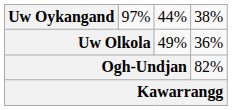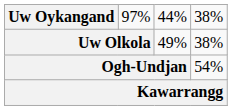(209, 42) 36% -> (209, 42) 38%
(209, 67) 82% -> (209, 67) 54%
